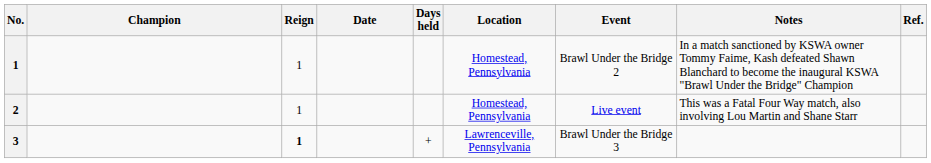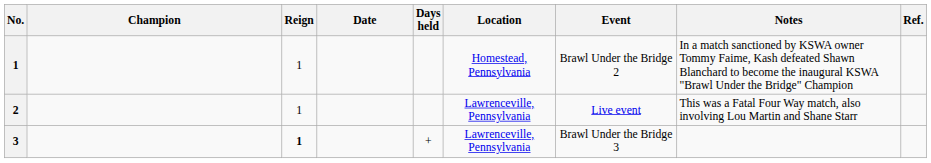(499, 109) Homestead, Pennsylvania -> (499, 109) Lawrenceville, Pennsylvania
